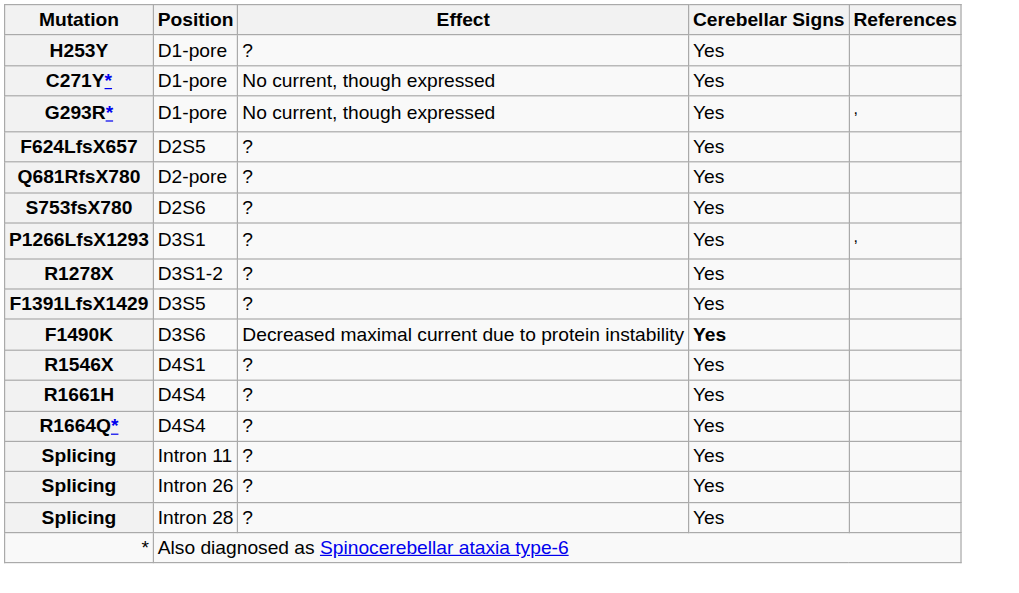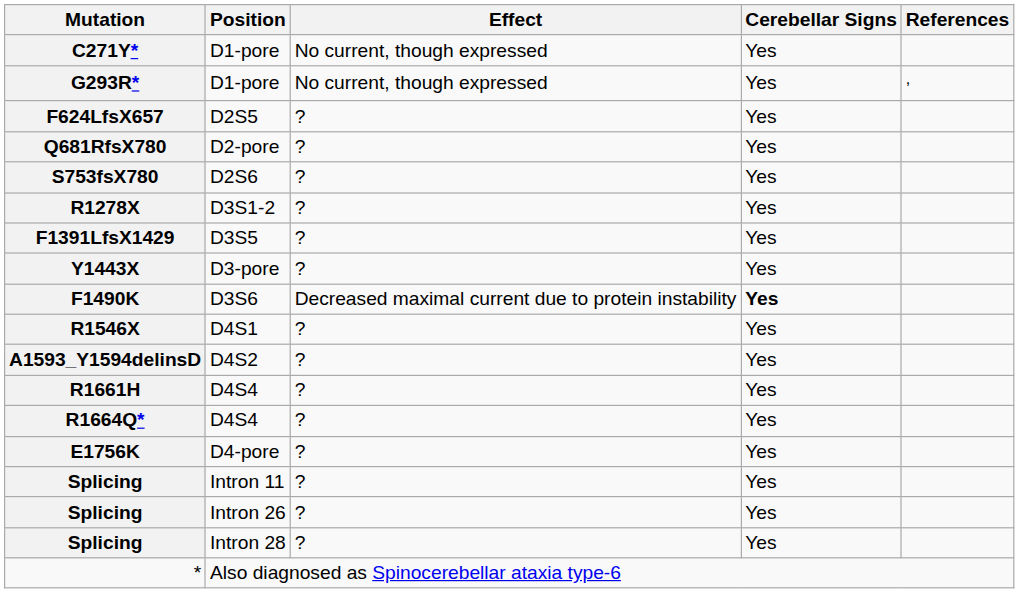- row: (79, 50)
- row: (79, 240)
+ row: (105, 268)
+ row: (105, 359)
+ row: (105, 451)
